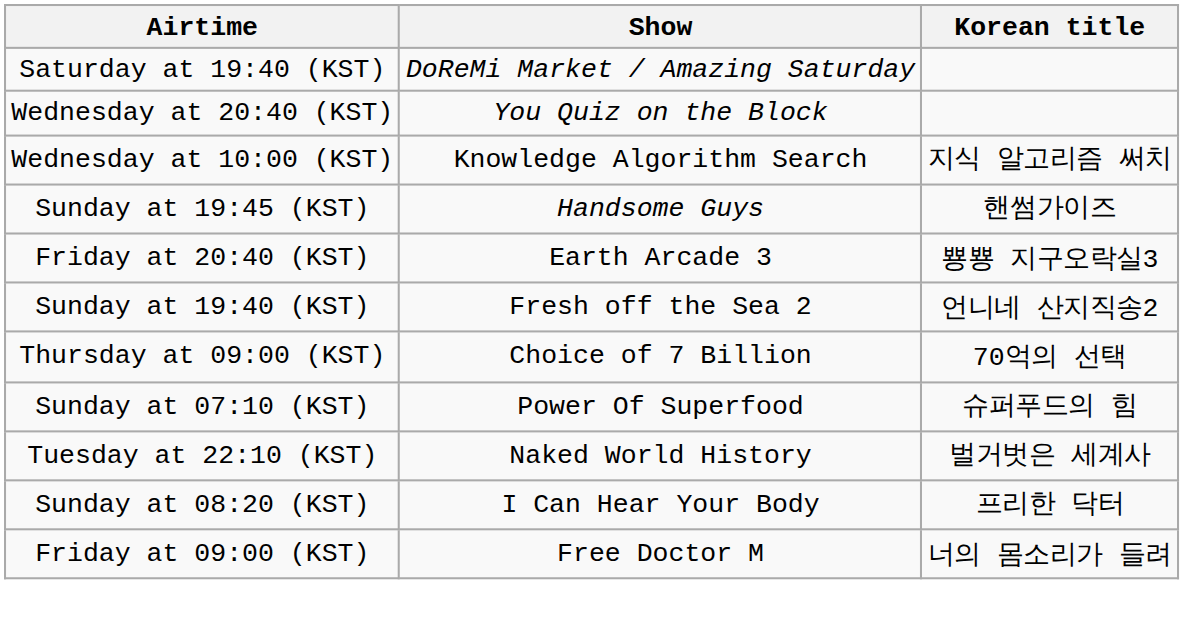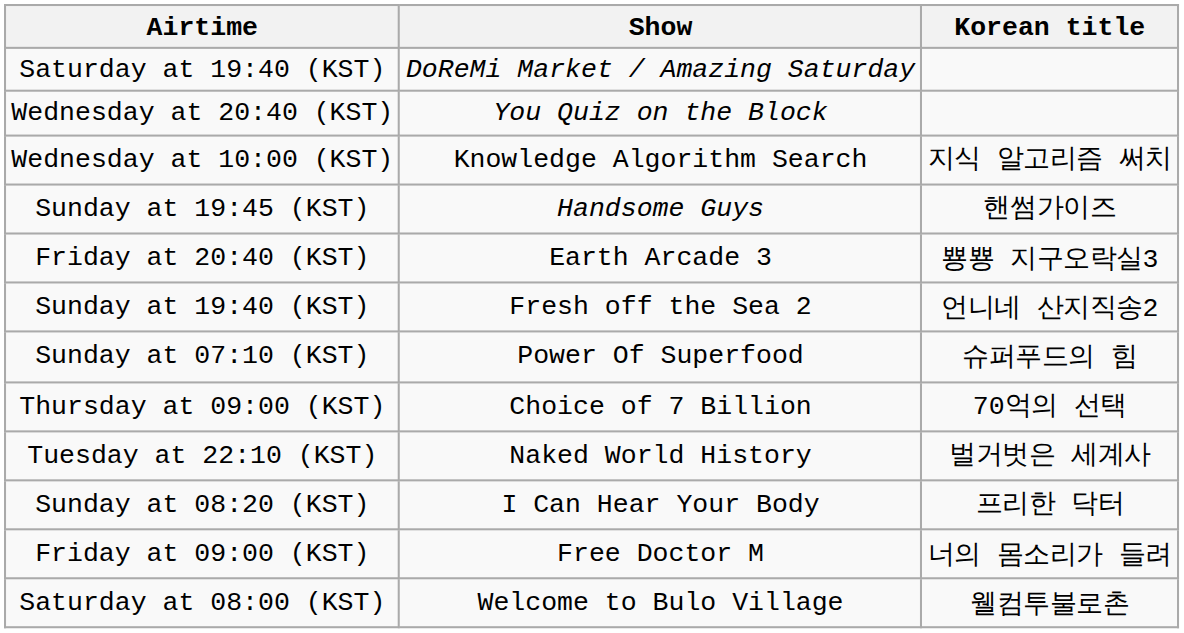rows swapped: (202, 406) <-> (202, 357)
+ row: (202, 603)
